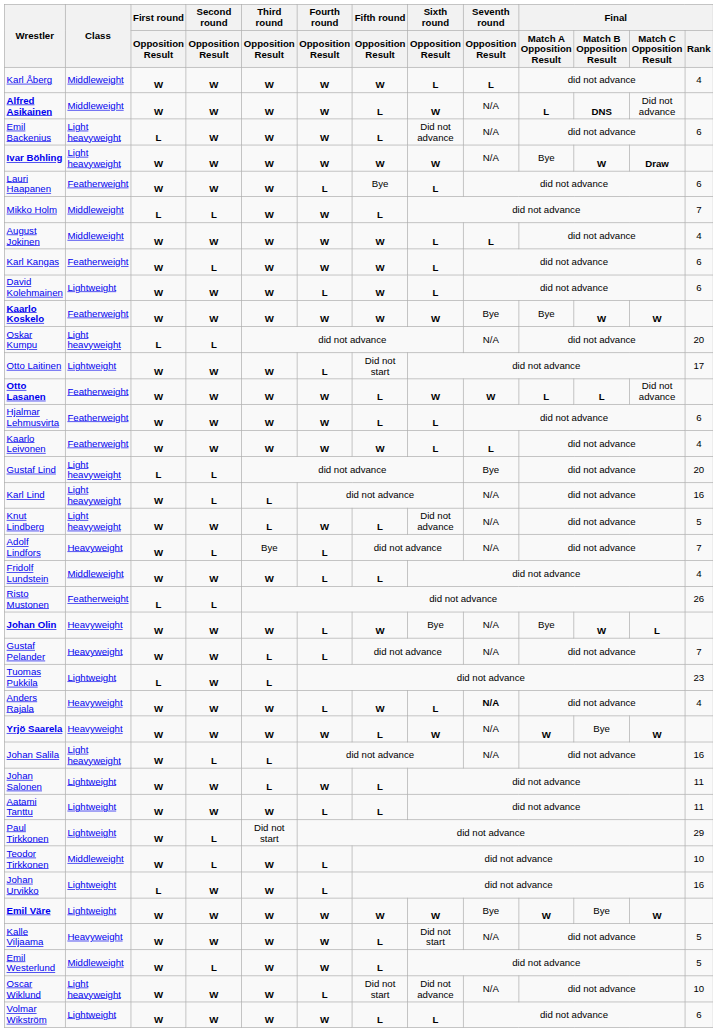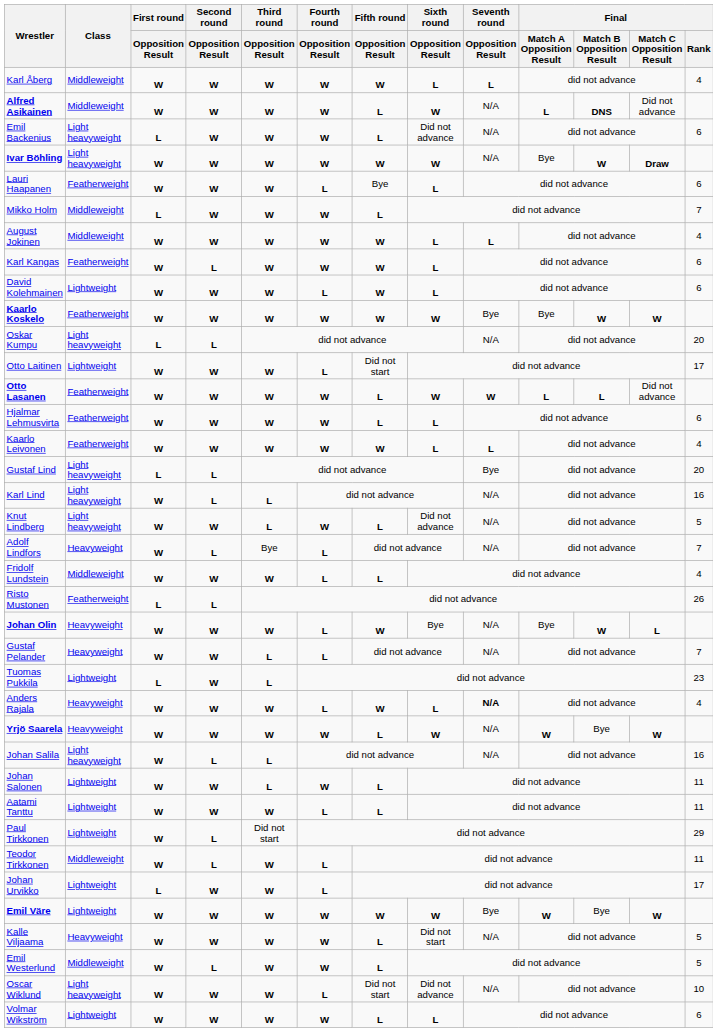(214, 216) L -> (214, 216) W
(699, 859) 10 -> (699, 859) 11
(699, 885) 16 -> (699, 885) 17
